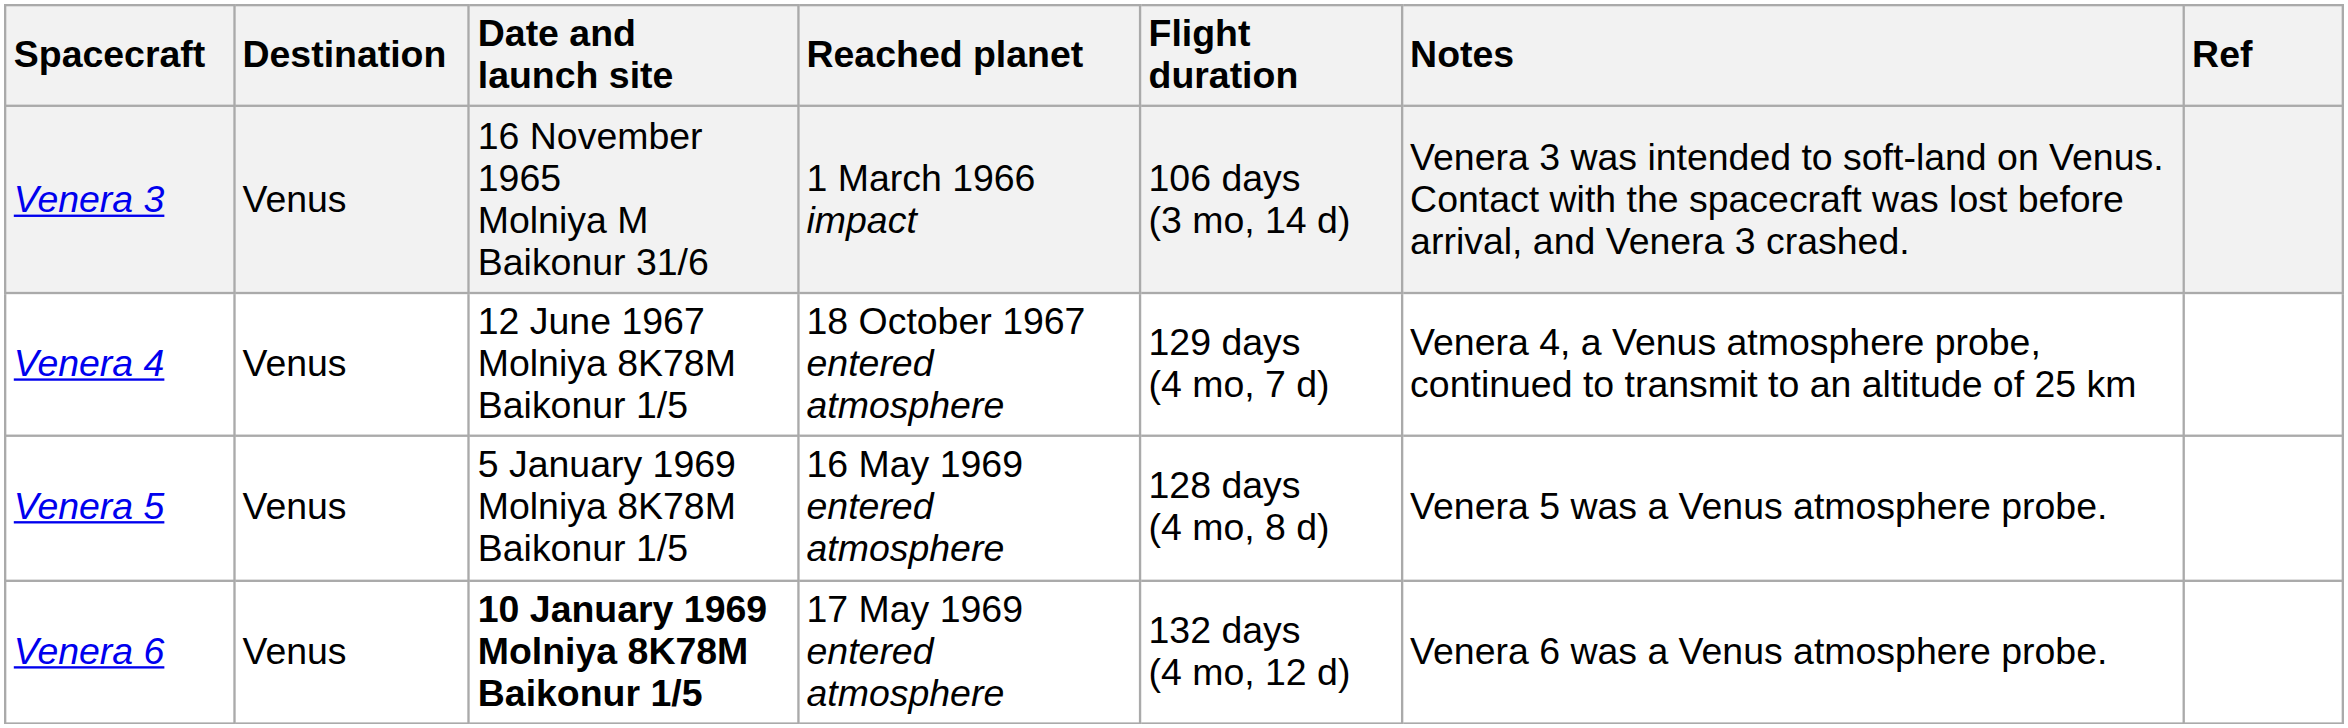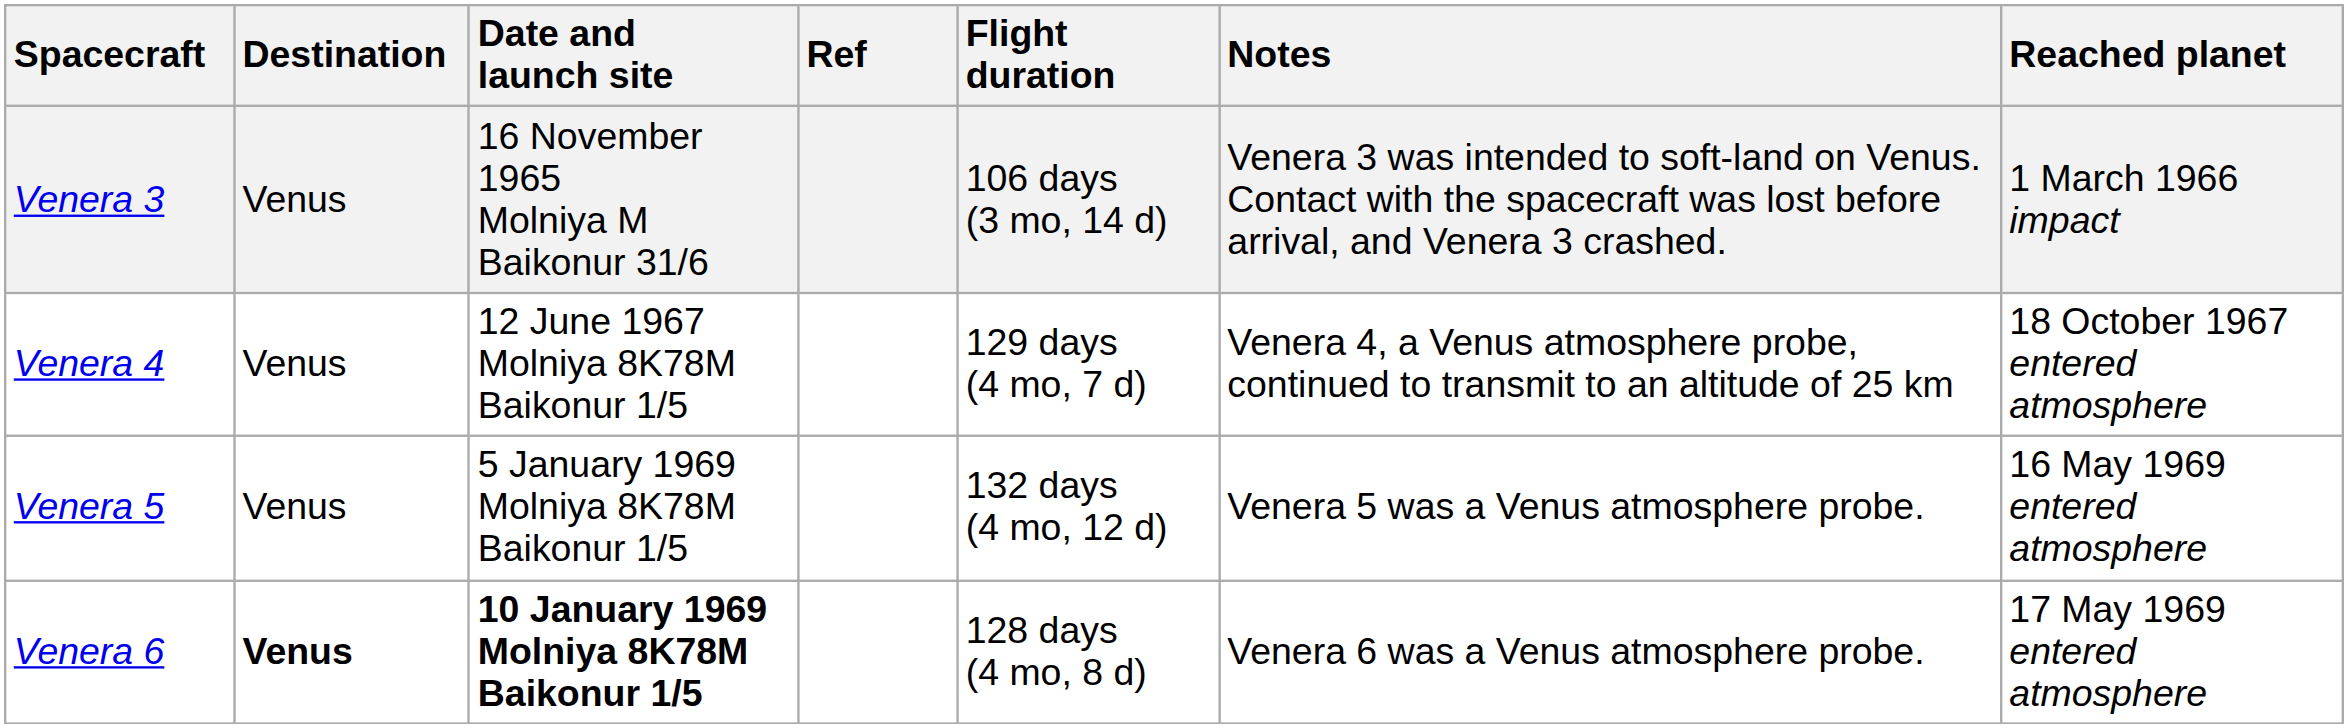columns swapped: (945, 55) <-> (2222, 55)
(1239, 507) 128 days (4 mo, 8 d) -> (1067, 507) 132 days (4 mo, 12 d)
(295, 650) normal -> (298, 650) bold
(1249, 650) 132 days (4 mo, 12 d) -> (1056, 650) 128 days (4 mo, 8 d)
